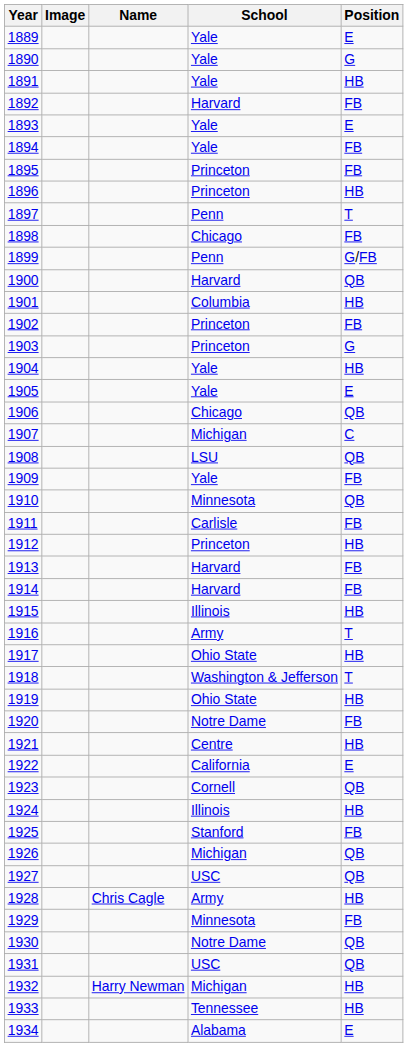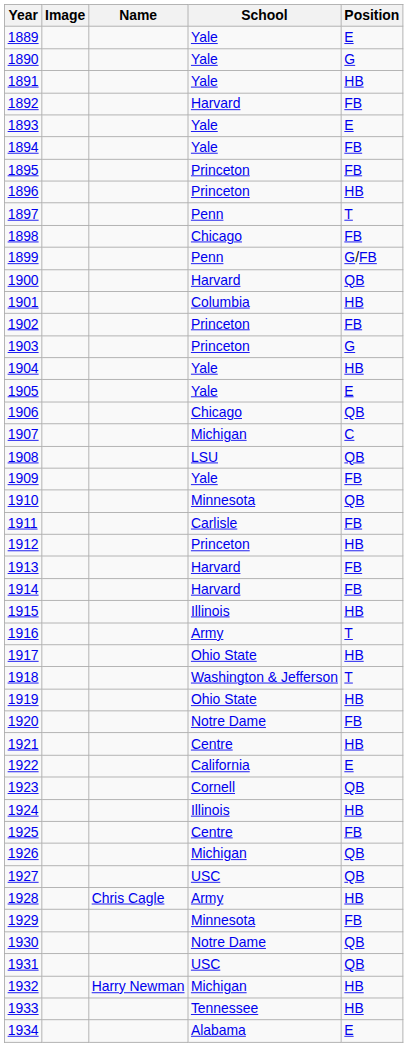(217, 832) Stanford -> (212, 832) Centre
